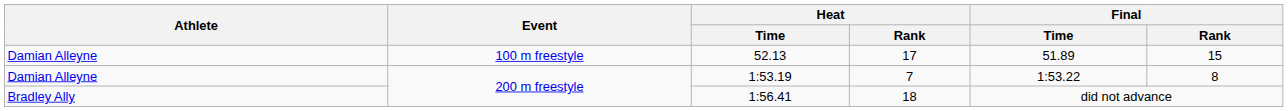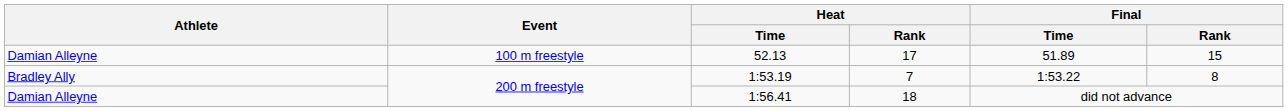(52, 76) Damian Alleyne -> (41, 76) Bradley Ally
(41, 97) Bradley Ally -> (52, 97) Damian Alleyne
